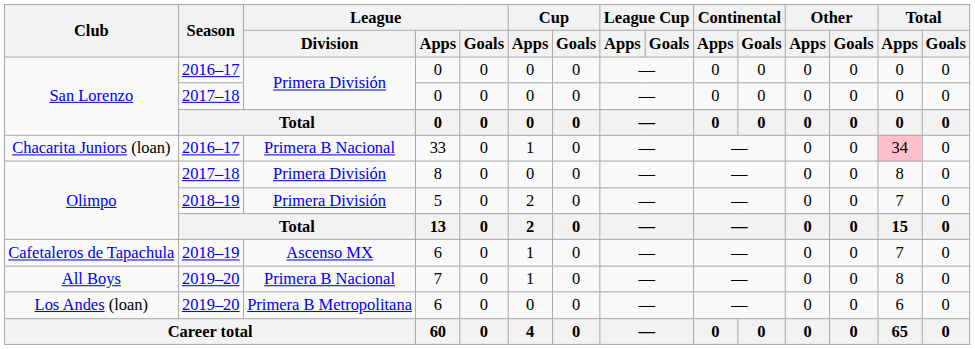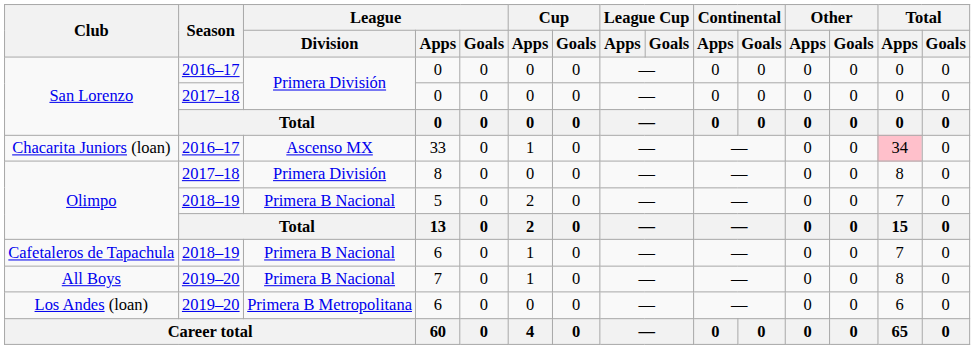(330, 148) Primera B Nacional -> (330, 148) Ascenso MX
(330, 200) Primera División -> (330, 200) Primera B Nacional
(330, 252) Ascenso MX -> (330, 252) Primera B Nacional
